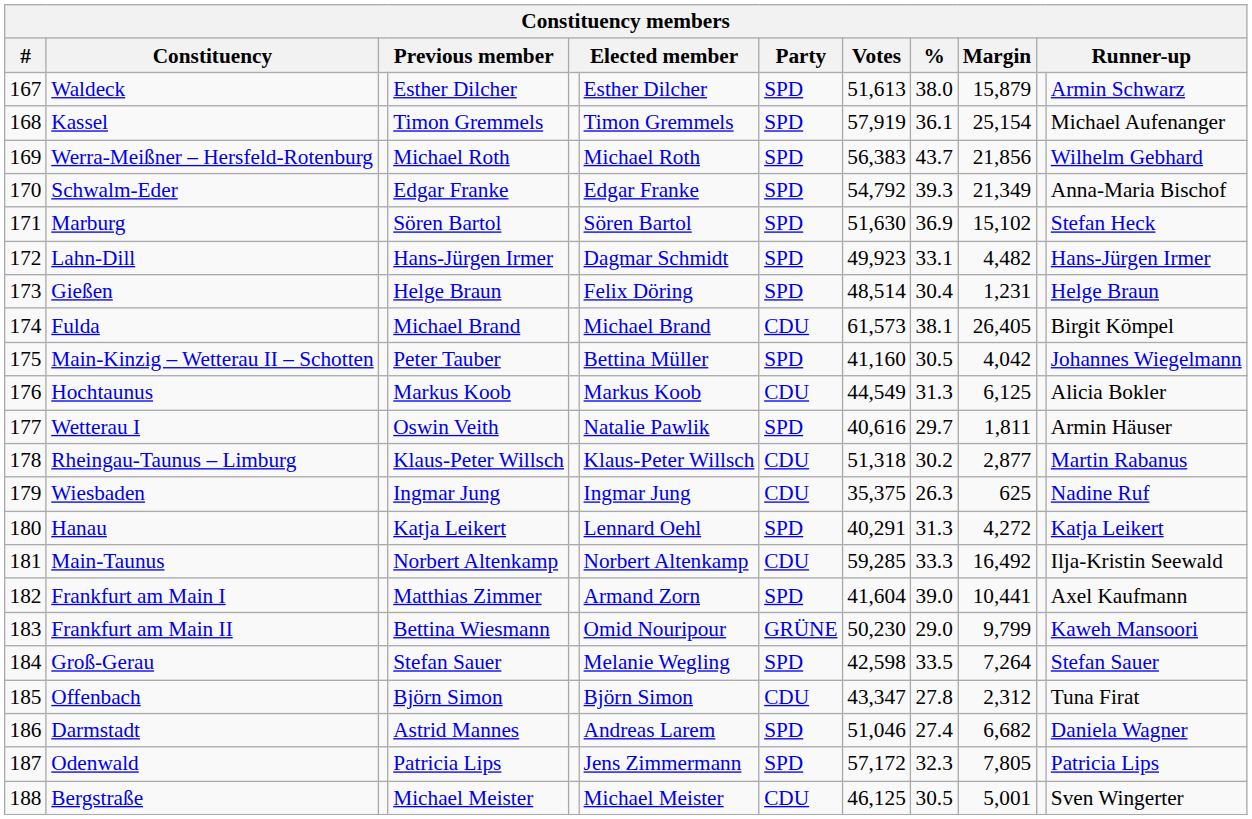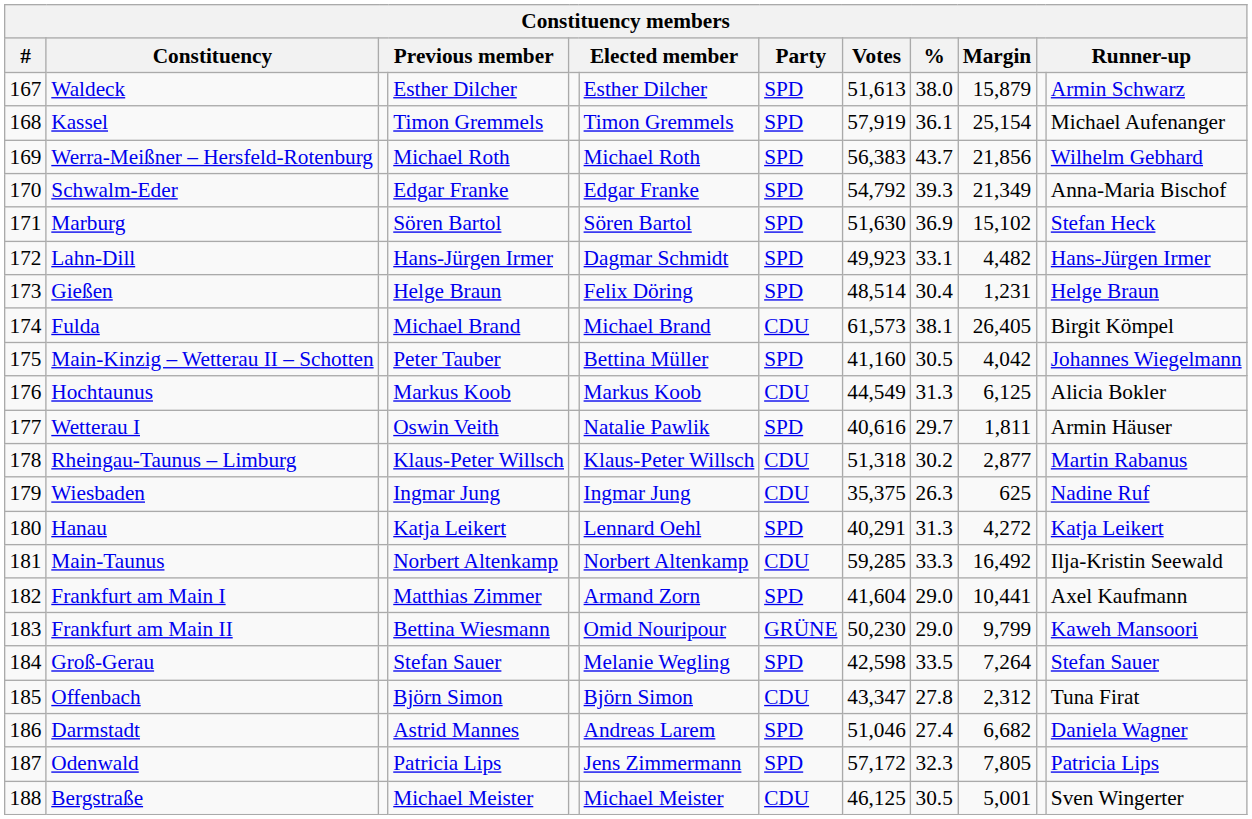(934, 595) 39.0 -> (934, 595) 29.0
